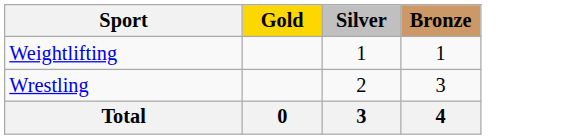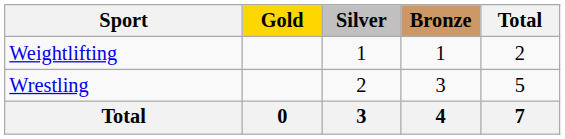+ column: (520, 20)
